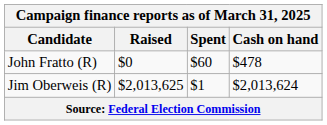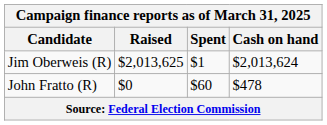rows swapped: (52, 62) <-> (60, 85)
